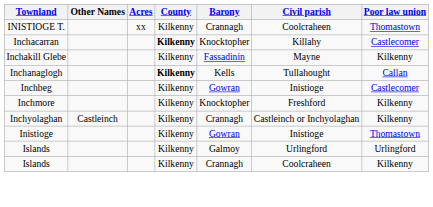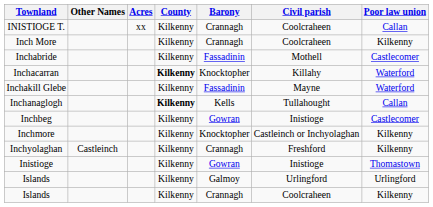(395, 27) Thomastown -> (395, 27) Callan
+ row: (36, 42)
+ row: (36, 57)
(395, 42) Castlecomer -> (395, 73) Waterford
(395, 57) Kilkenny -> (395, 88) Waterford
(307, 103) Freshford -> (307, 133) Castleinch or Inchyolaghan
(307, 118) Castleinch or Inchyolaghan -> (307, 149) Freshford
